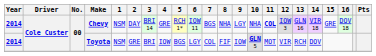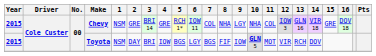(14, 24) 2014 -> (14, 24) 2015
(134, 24) DAY -> (134, 24) GRE
(210, 24) BGS -> (210, 24) COL
(270, 24) bold -> (270, 24) normal
(14, 42) 2014 -> (14, 42) 2015
(134, 42) GRE -> (134, 42) DAY
(210, 42) COL -> (210, 42) BGS
